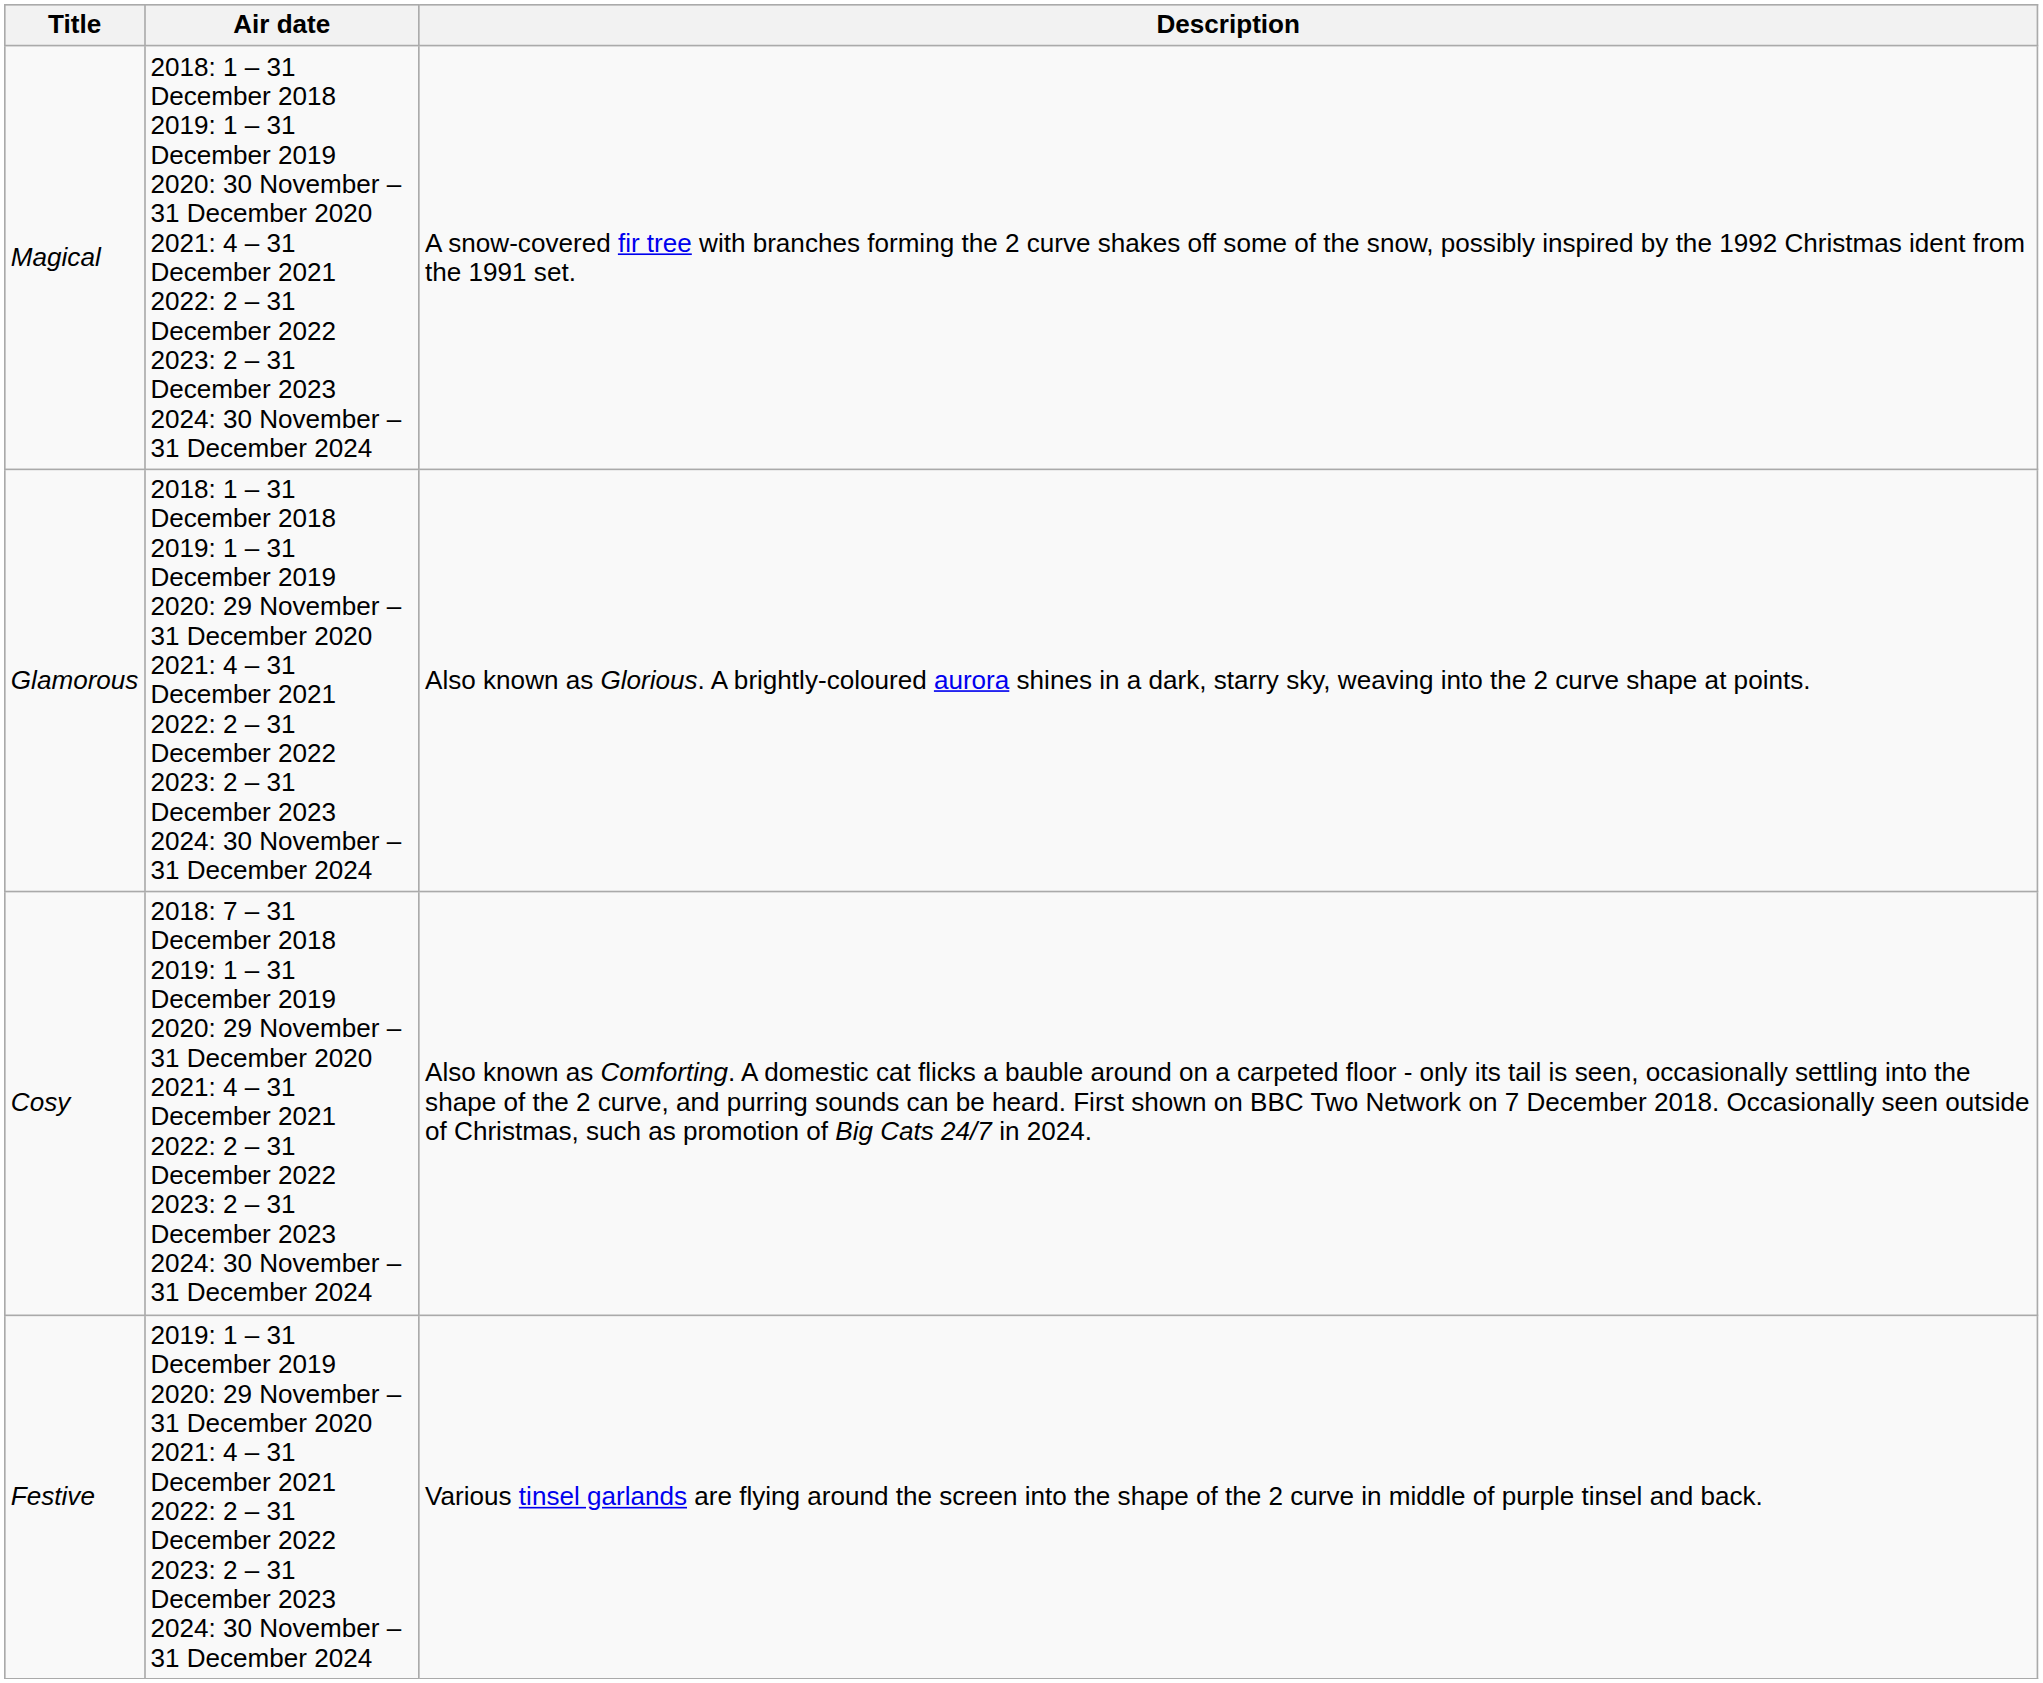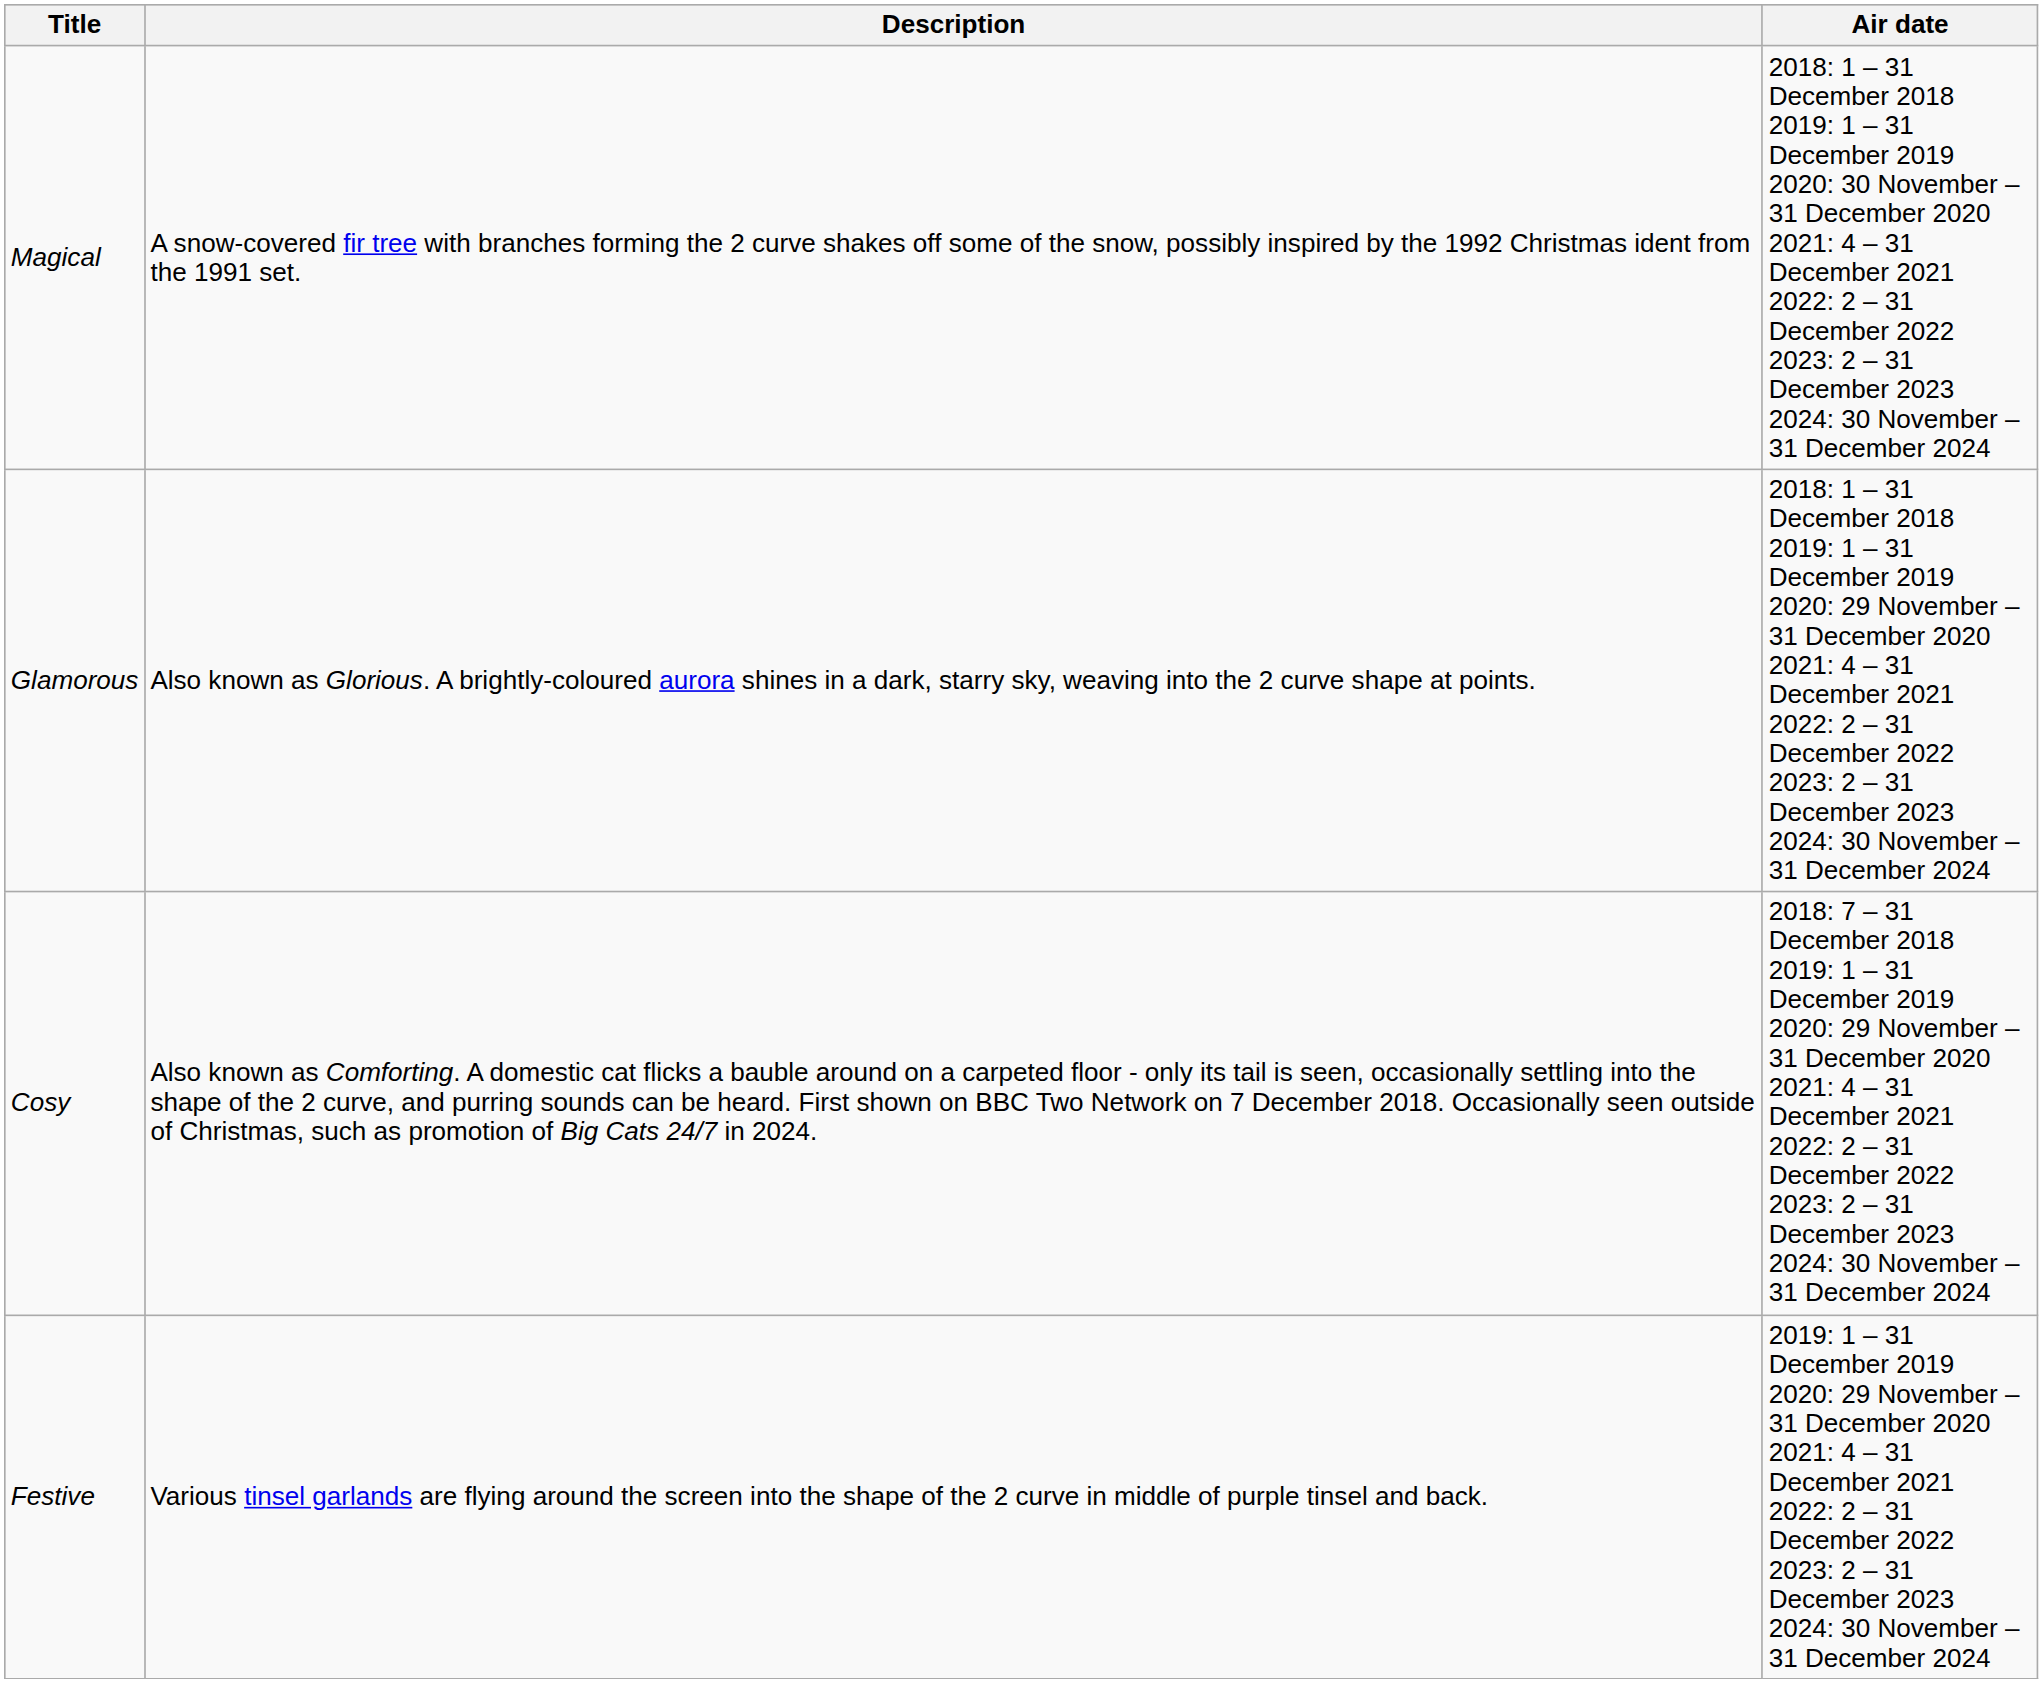columns swapped: (282, 25) <-> (1228, 25)
